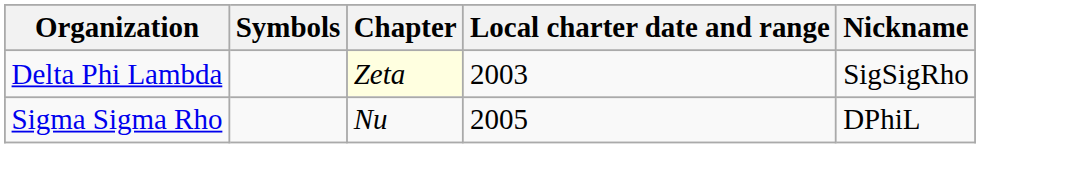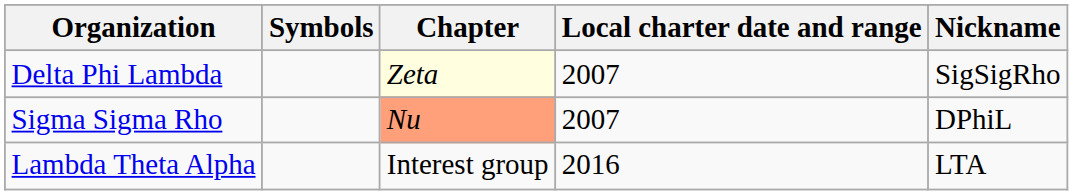(499, 73) 2003 -> (591, 73) 2007
(371, 119) no background -> (404, 119) lightsalmon background
(499, 119) 2005 -> (591, 119) 2007
+ row: (134, 165)
